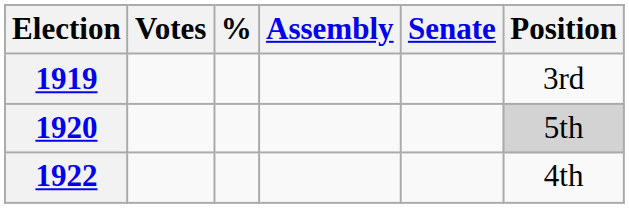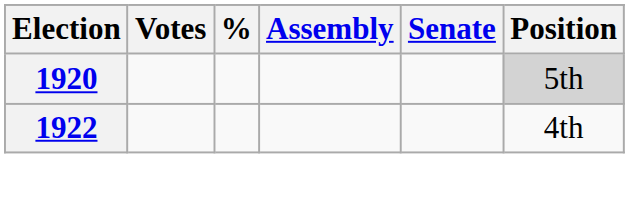- row: (66, 78)
